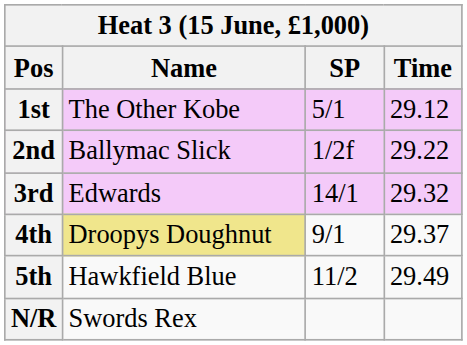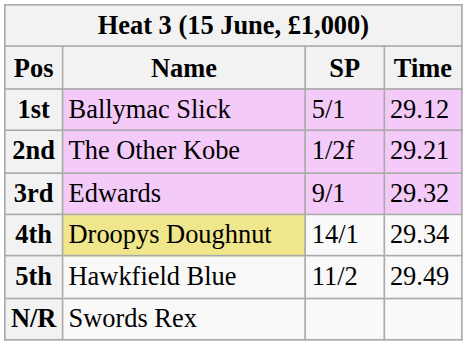(154, 109) The Other Kobe -> (150, 109) Ballymac Slick
(150, 151) Ballymac Slick -> (154, 151) The Other Kobe
(420, 151) 29.22 -> (420, 151) 29.21
(335, 192) 14/1 -> (329, 192) 9/1
(329, 234) 9/1 -> (335, 234) 14/1
(420, 234) 29.37 -> (420, 234) 29.34
